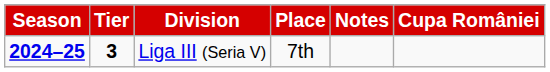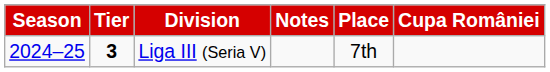columns swapped: (301, 20) <-> (362, 20)
(47, 51) bold -> (47, 51) normal
